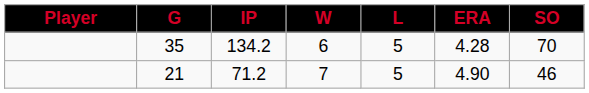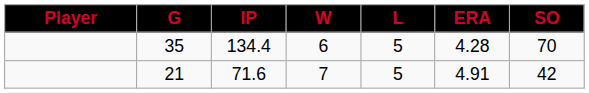(249, 46) 134.2 -> (249, 46) 134.4
(249, 74) 71.2 -> (249, 74) 71.6
(472, 74) 4.90 -> (472, 74) 4.91
(547, 74) 46 -> (547, 74) 42
